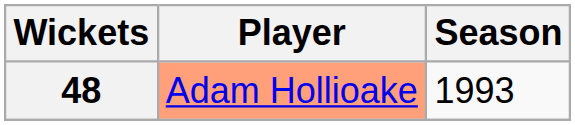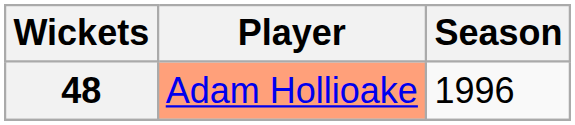(475, 90) 1993 -> (475, 90) 1996
